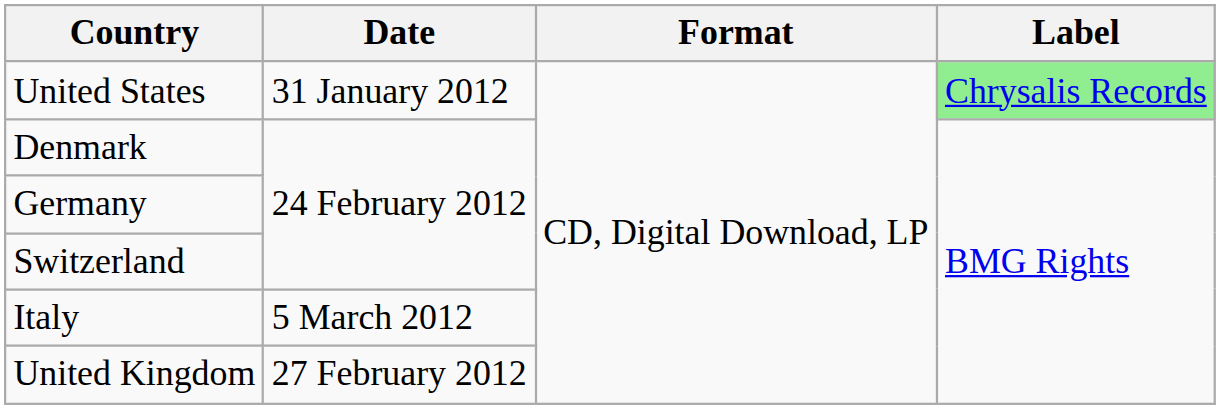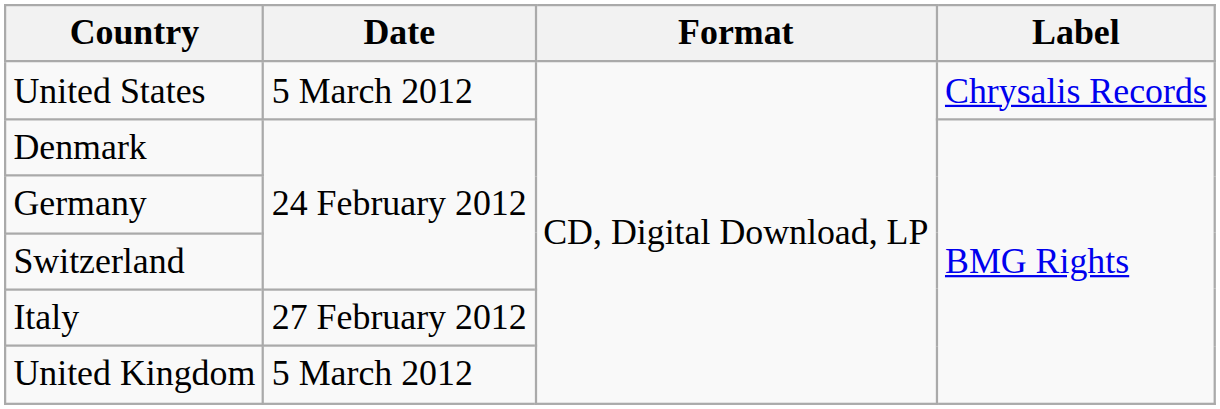(390, 89) 31 January 2012 -> (372, 89) 5 March 2012
(1076, 89) lightgreen background -> (1076, 89) no background
(372, 317) 5 March 2012 -> (399, 317) 27 February 2012
(399, 373) 27 February 2012 -> (372, 373) 5 March 2012
